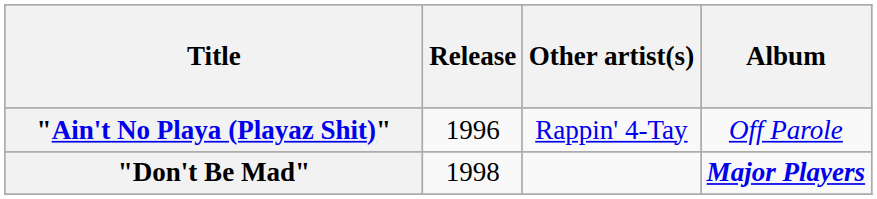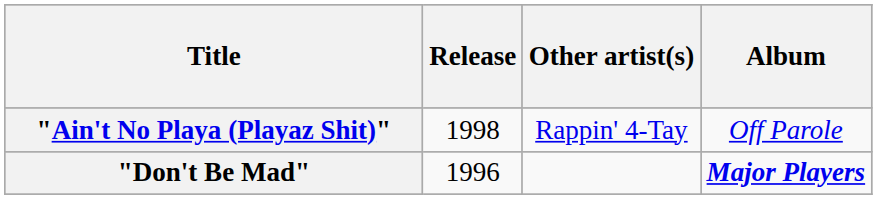(473, 129) 1996 -> (473, 129) 1998
(473, 172) 1998 -> (473, 172) 1996
